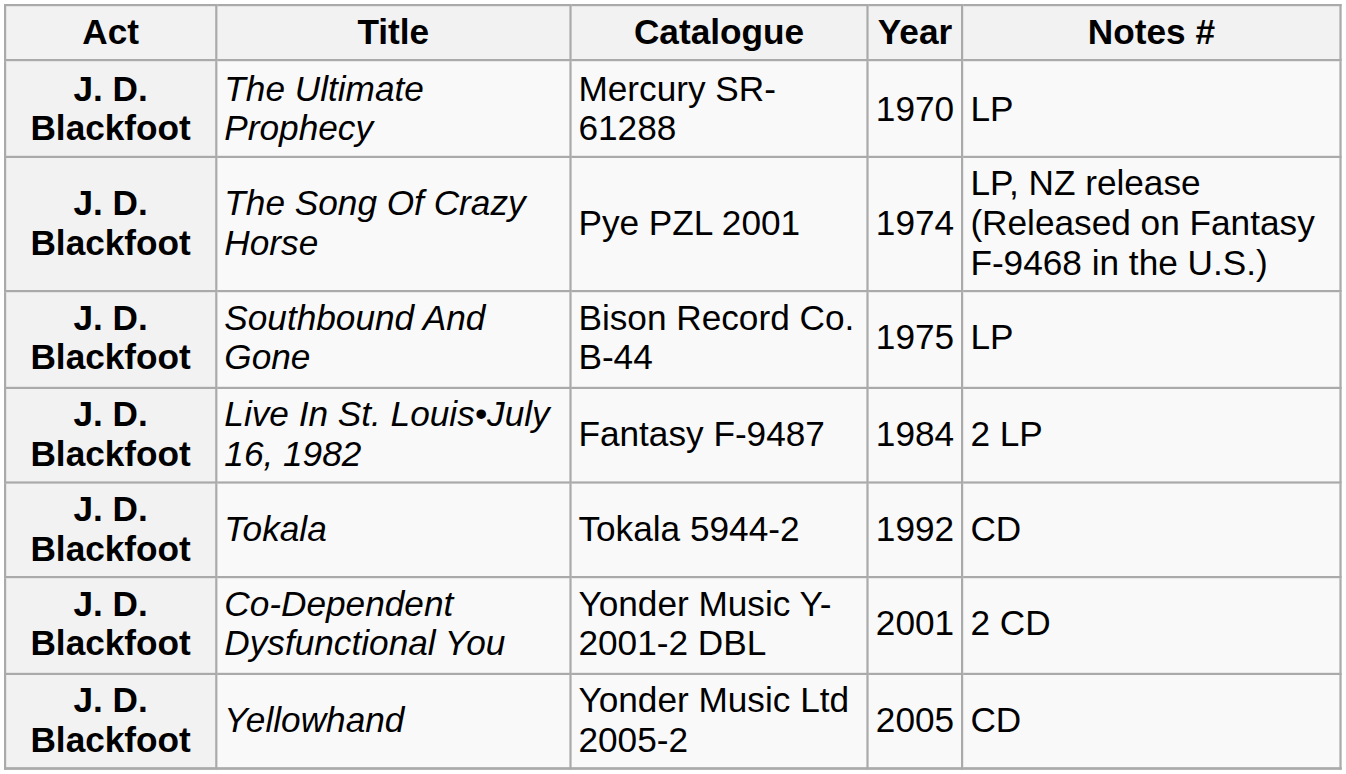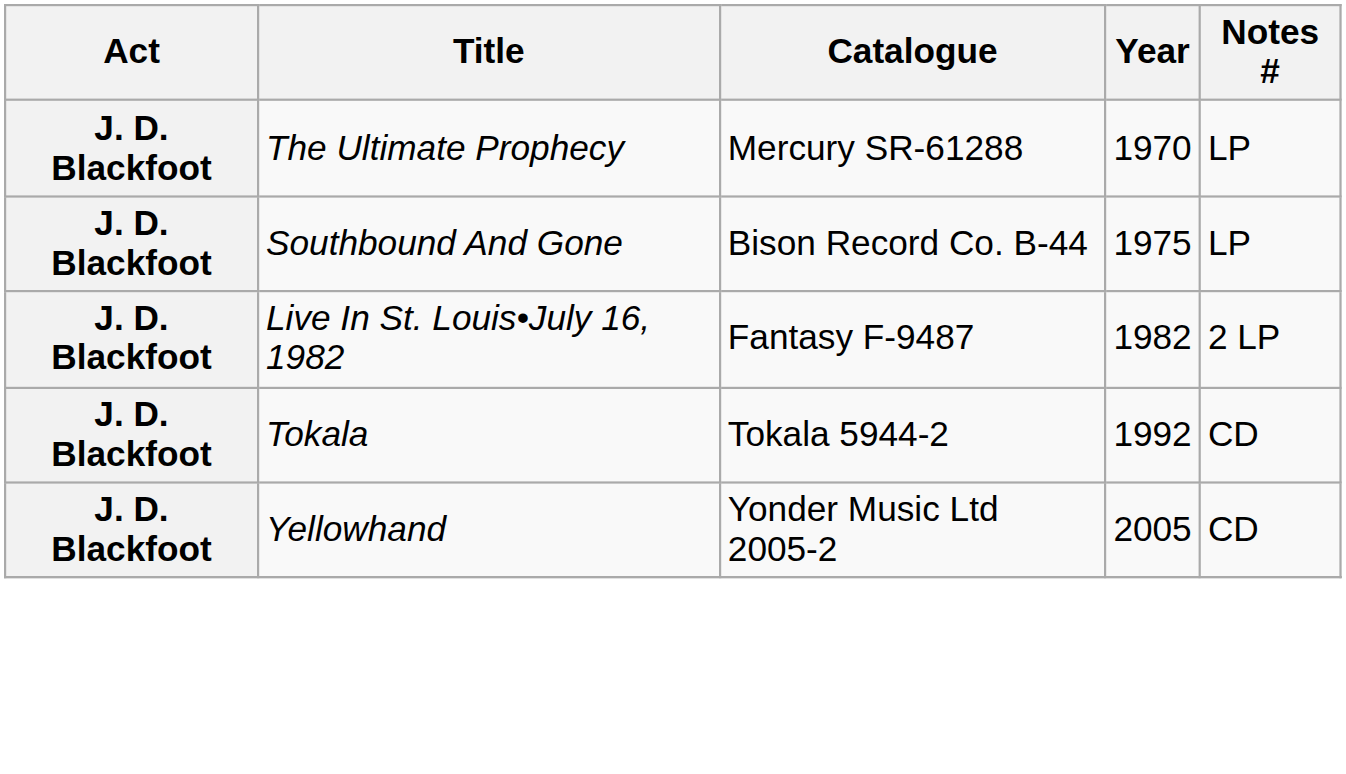- row: (375, 223)
(915, 433) 1984 -> (1153, 338) 1982
- row: (365, 624)
